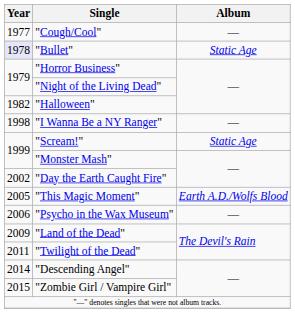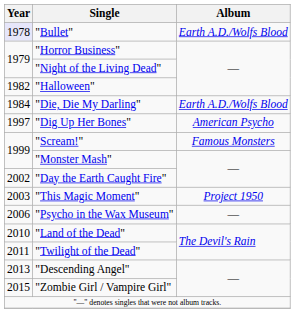- row: (68, 31)
(233, 50) Static Age -> (233, 31) Earth A.D./Wolfs Blood
+ row: (88, 104)
+ row: (83, 123)
- row: (99, 123)
(233, 141) Static Age -> (233, 141) Famous Monsters
(19, 196) 2005 -> (19, 196) 2003
(233, 196) Earth A.D./Wolfs Blood -> (233, 196) Project 1950
(19, 232) 2009 -> (19, 232) 2010
(19, 269) 2014 -> (19, 269) 2013
